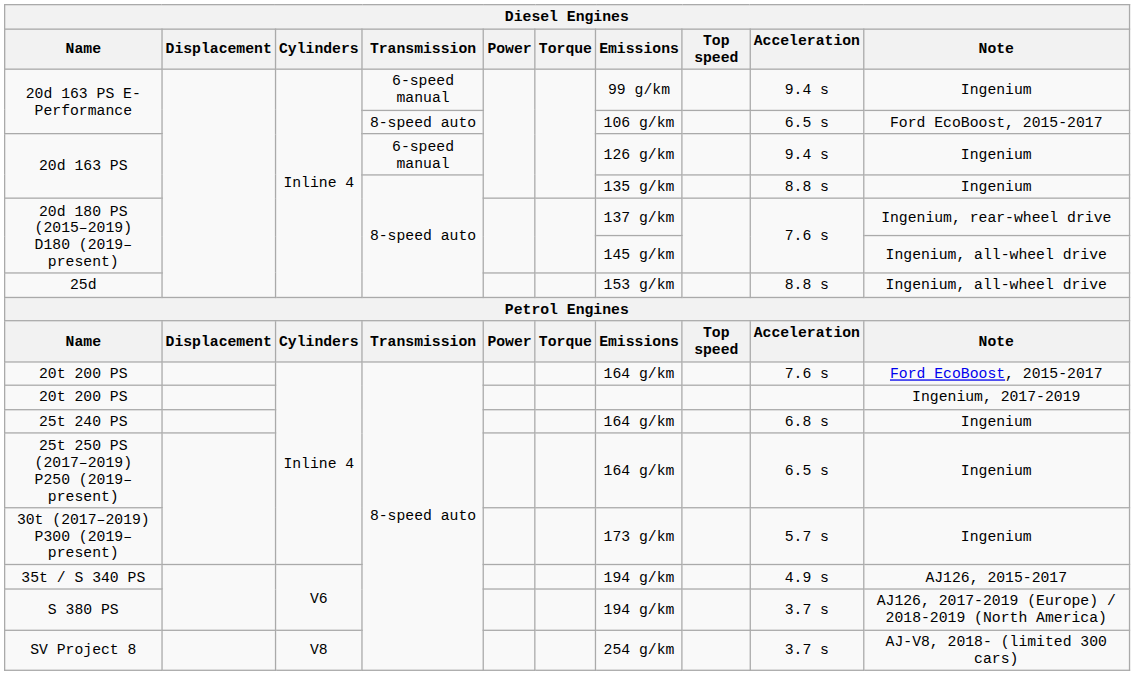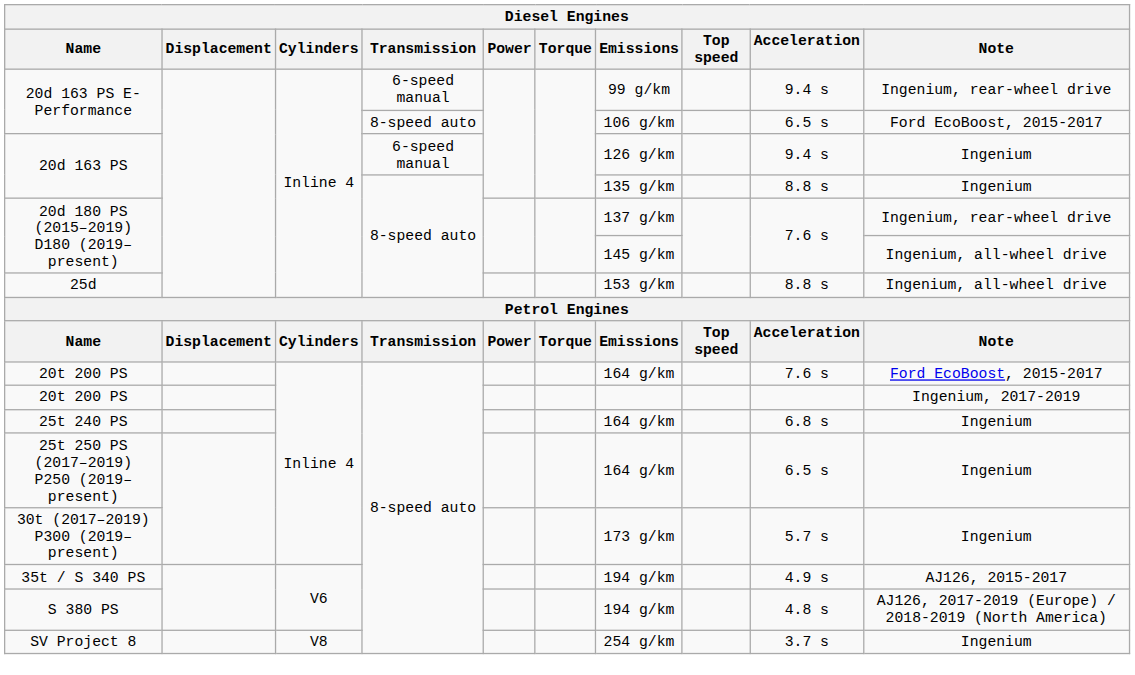(996, 90) Ingenium -> (996, 90) Ingenium, rear-wheel drive
(807, 610) 3.7 s -> (807, 610) 4.8 s
(996, 651) AJ-V8, 2018- (limited 300 cars) -> (996, 642) Ingenium
